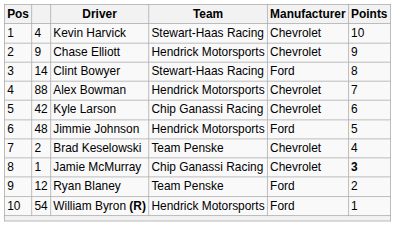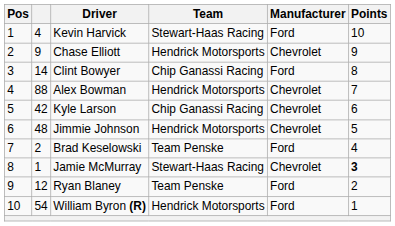(296, 32) Chevrolet -> (282, 32) Ford
(208, 71) Stewart-Haas Racing -> (207, 71) Chip Ganassi Racing
(282, 128) Ford -> (296, 128) Chevrolet
(296, 148) Chevrolet -> (282, 148) Ford
(207, 167) Chip Ganassi Racing -> (208, 167) Stewart-Haas Racing
